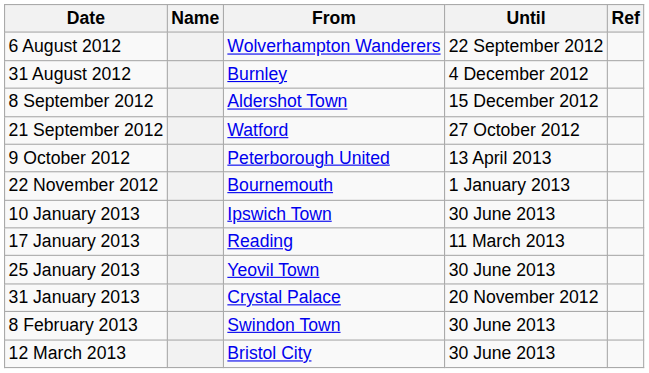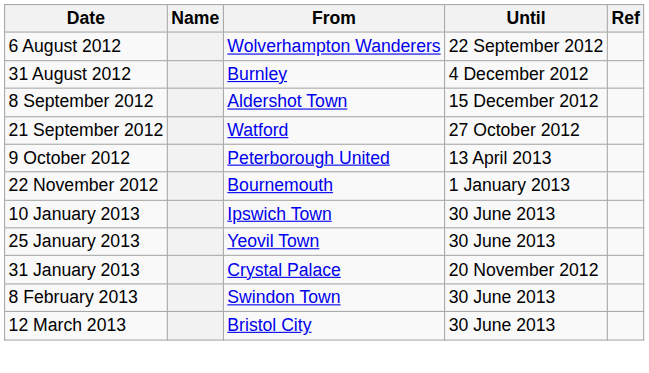- row: (74, 241)
